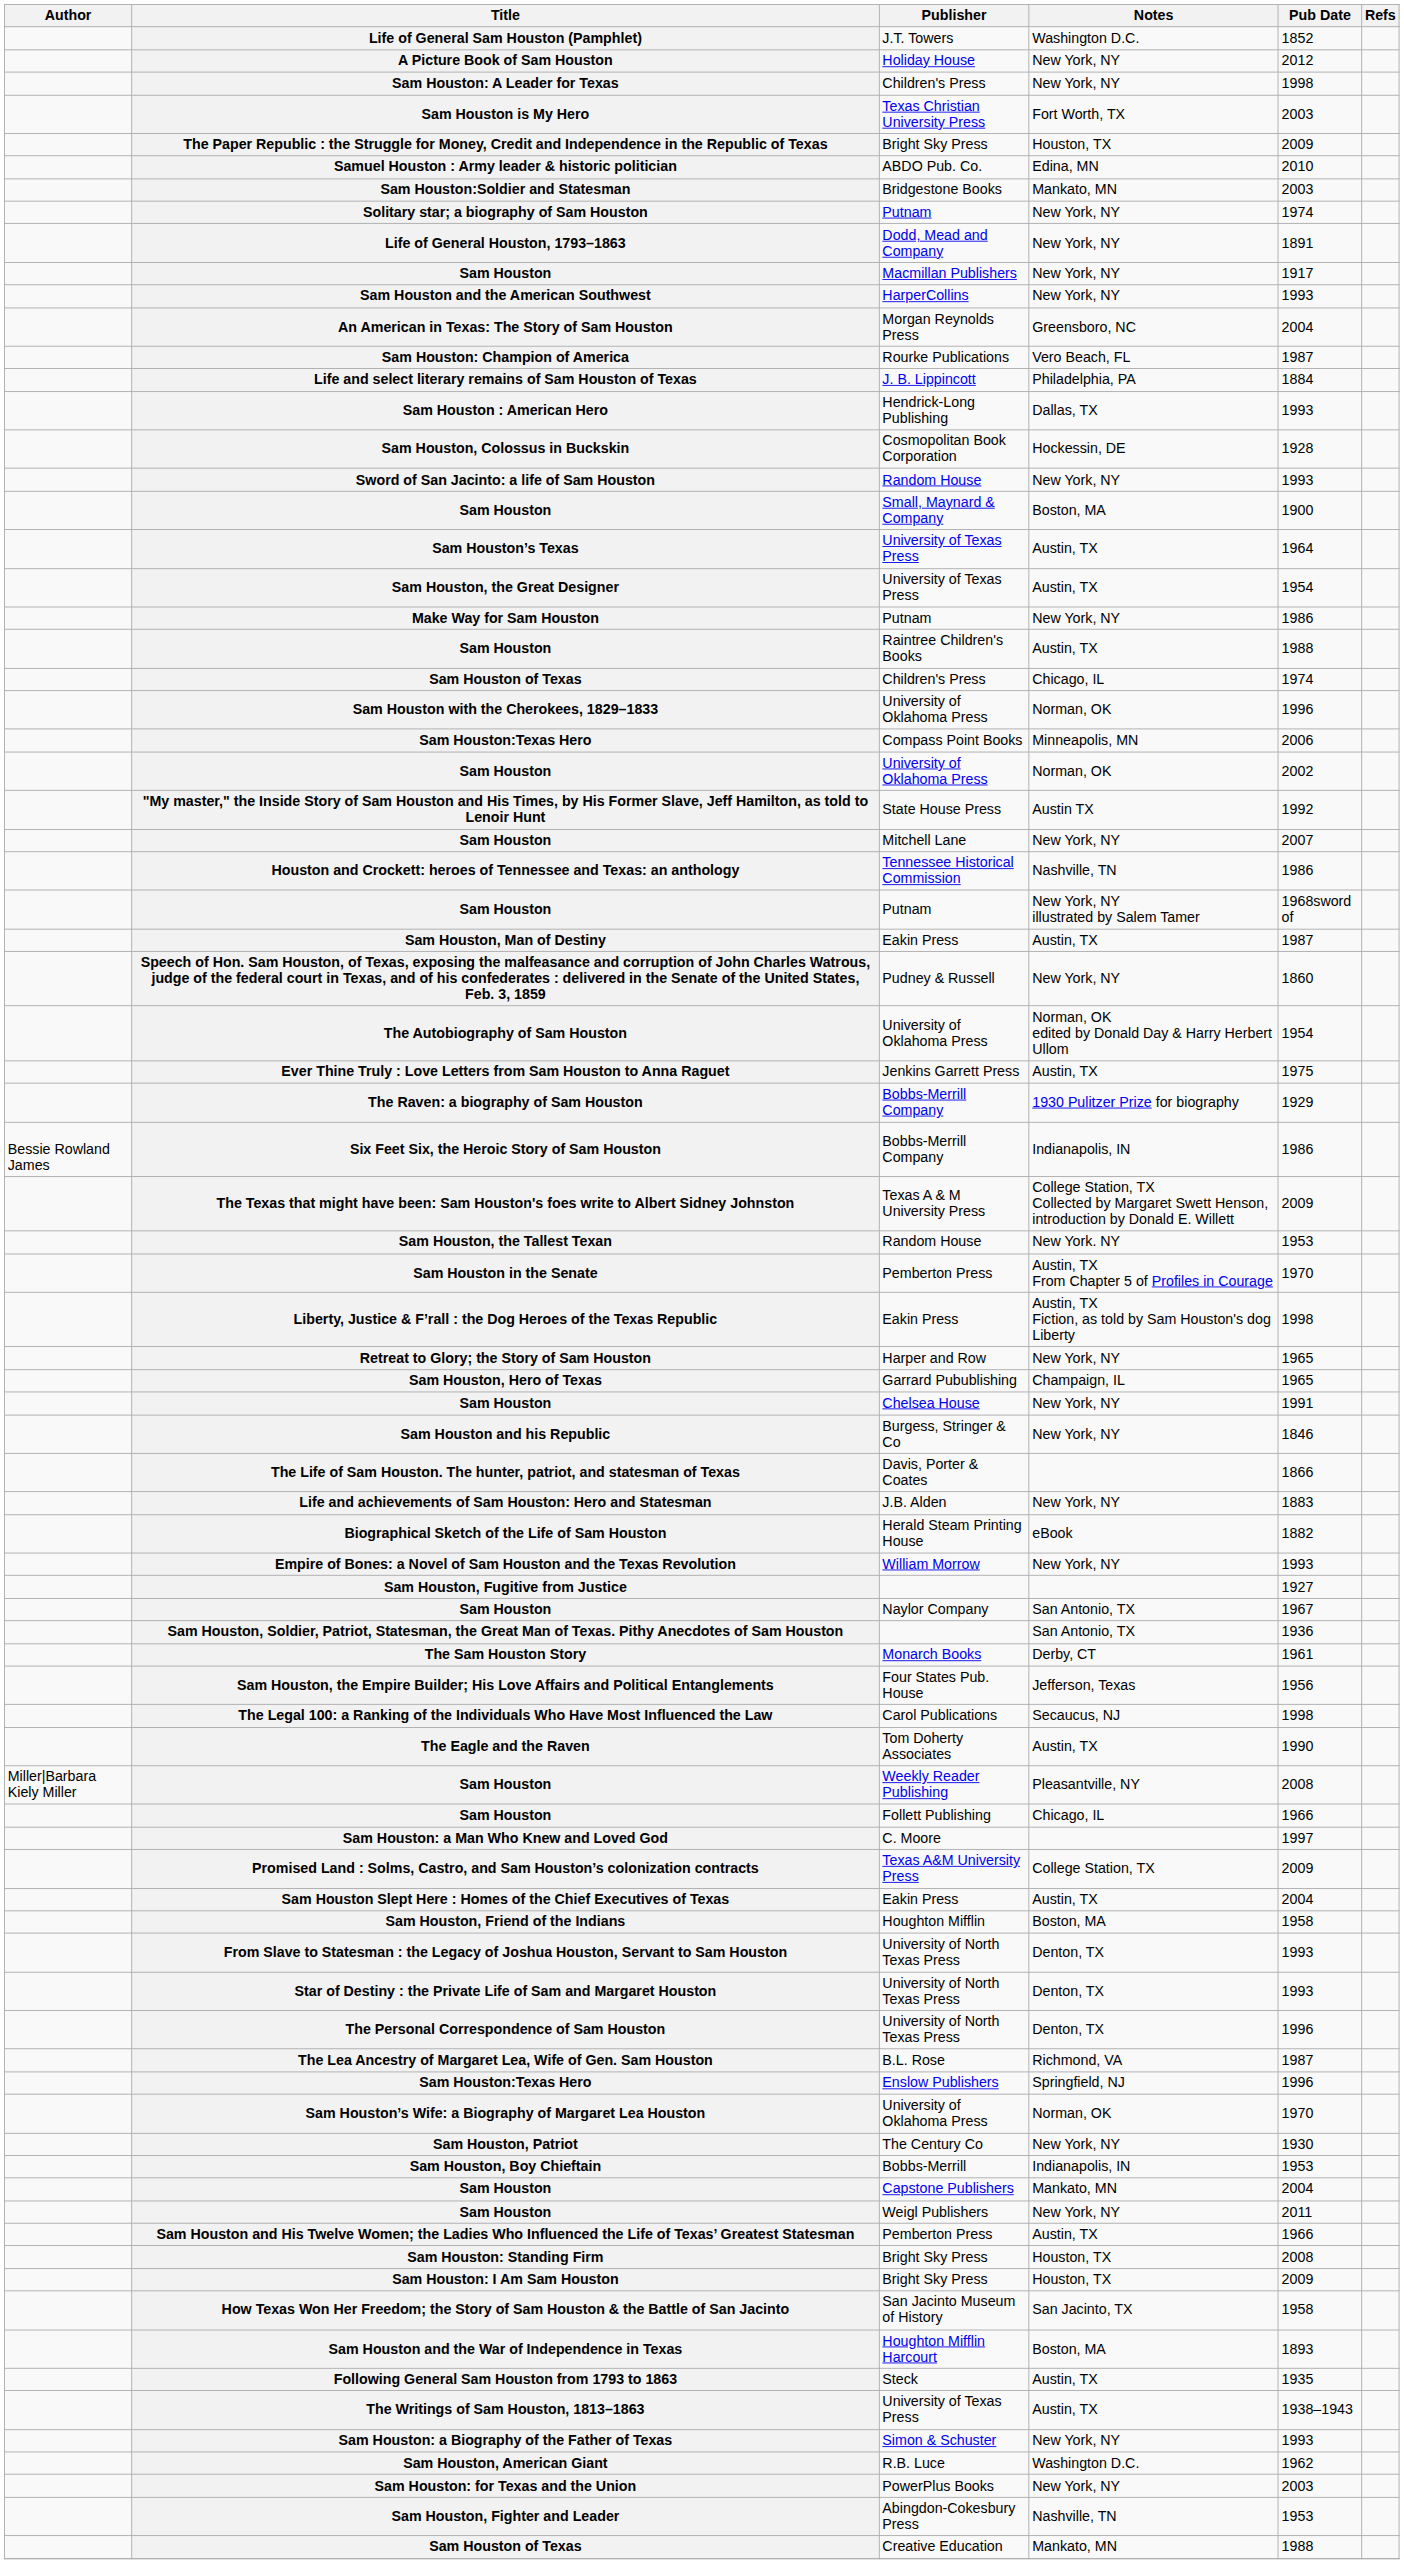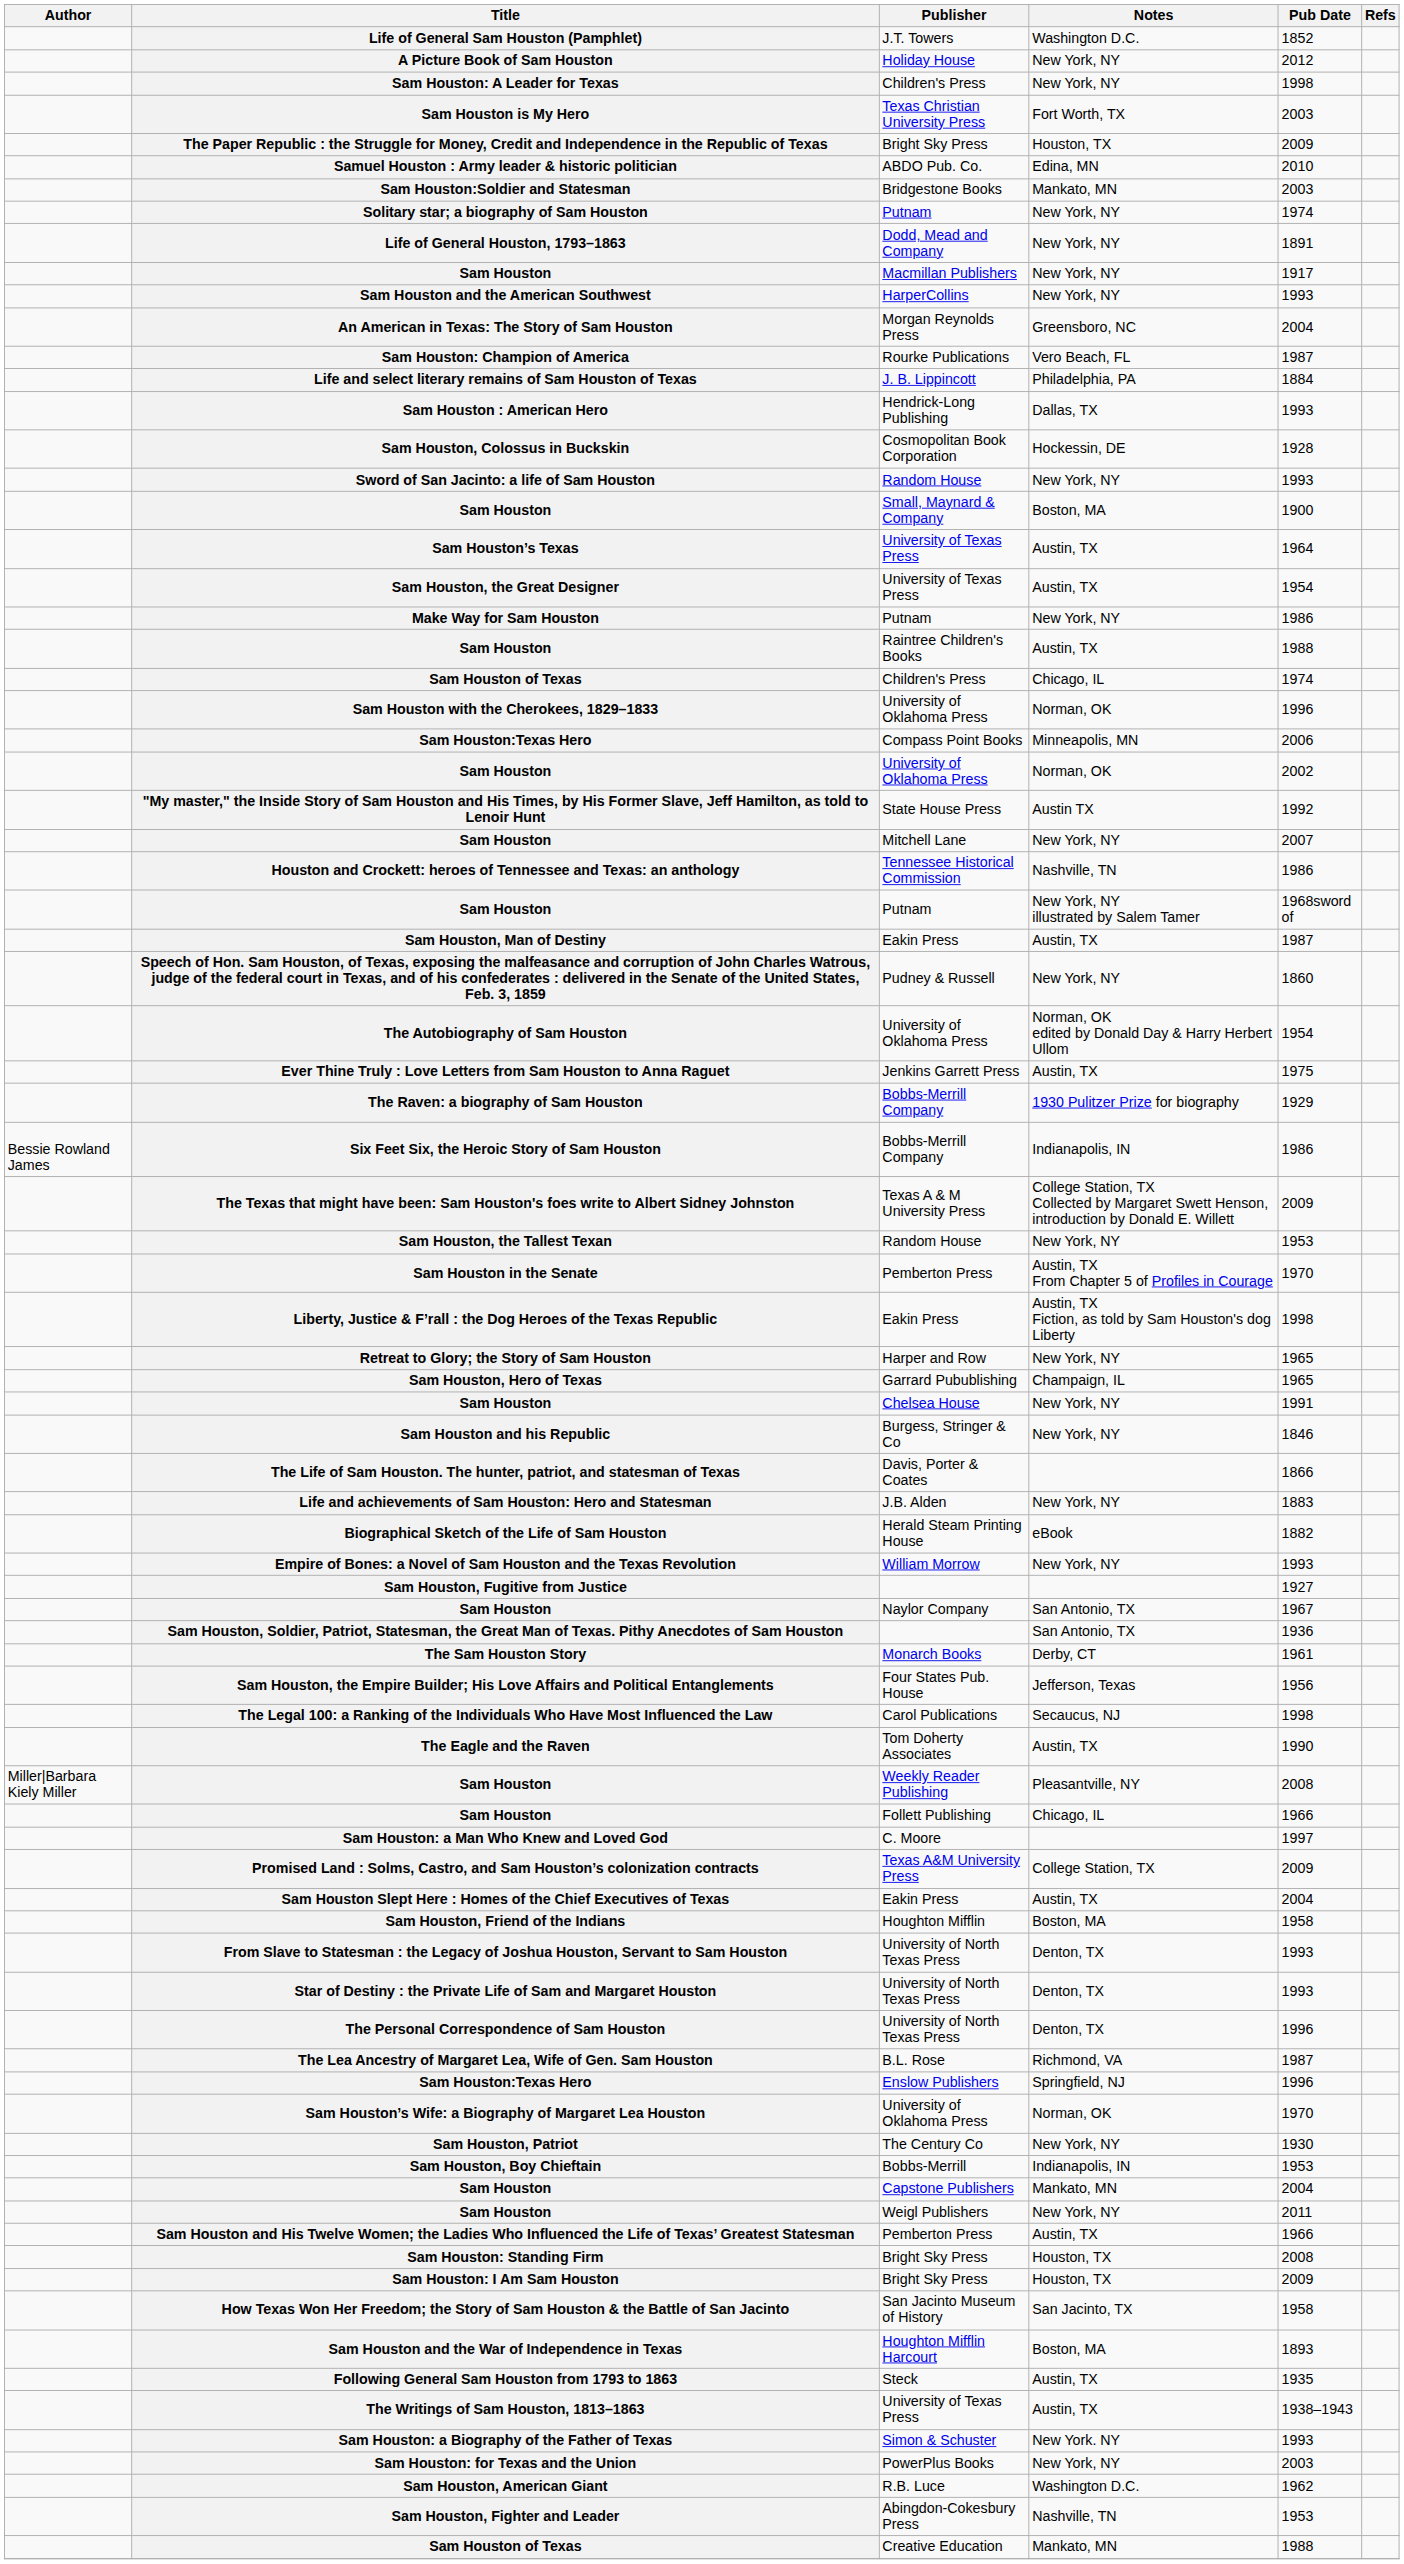(1076, 1242) New York. NY -> (1076, 1242) New York, NY
(1076, 2440) New York, NY -> (1076, 2440) New York. NY
rows swapped: (505, 2463) <-> (505, 2485)
